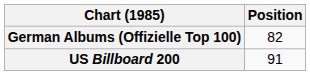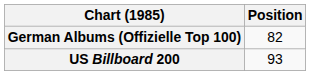(275, 59) 91 -> (275, 59) 93
